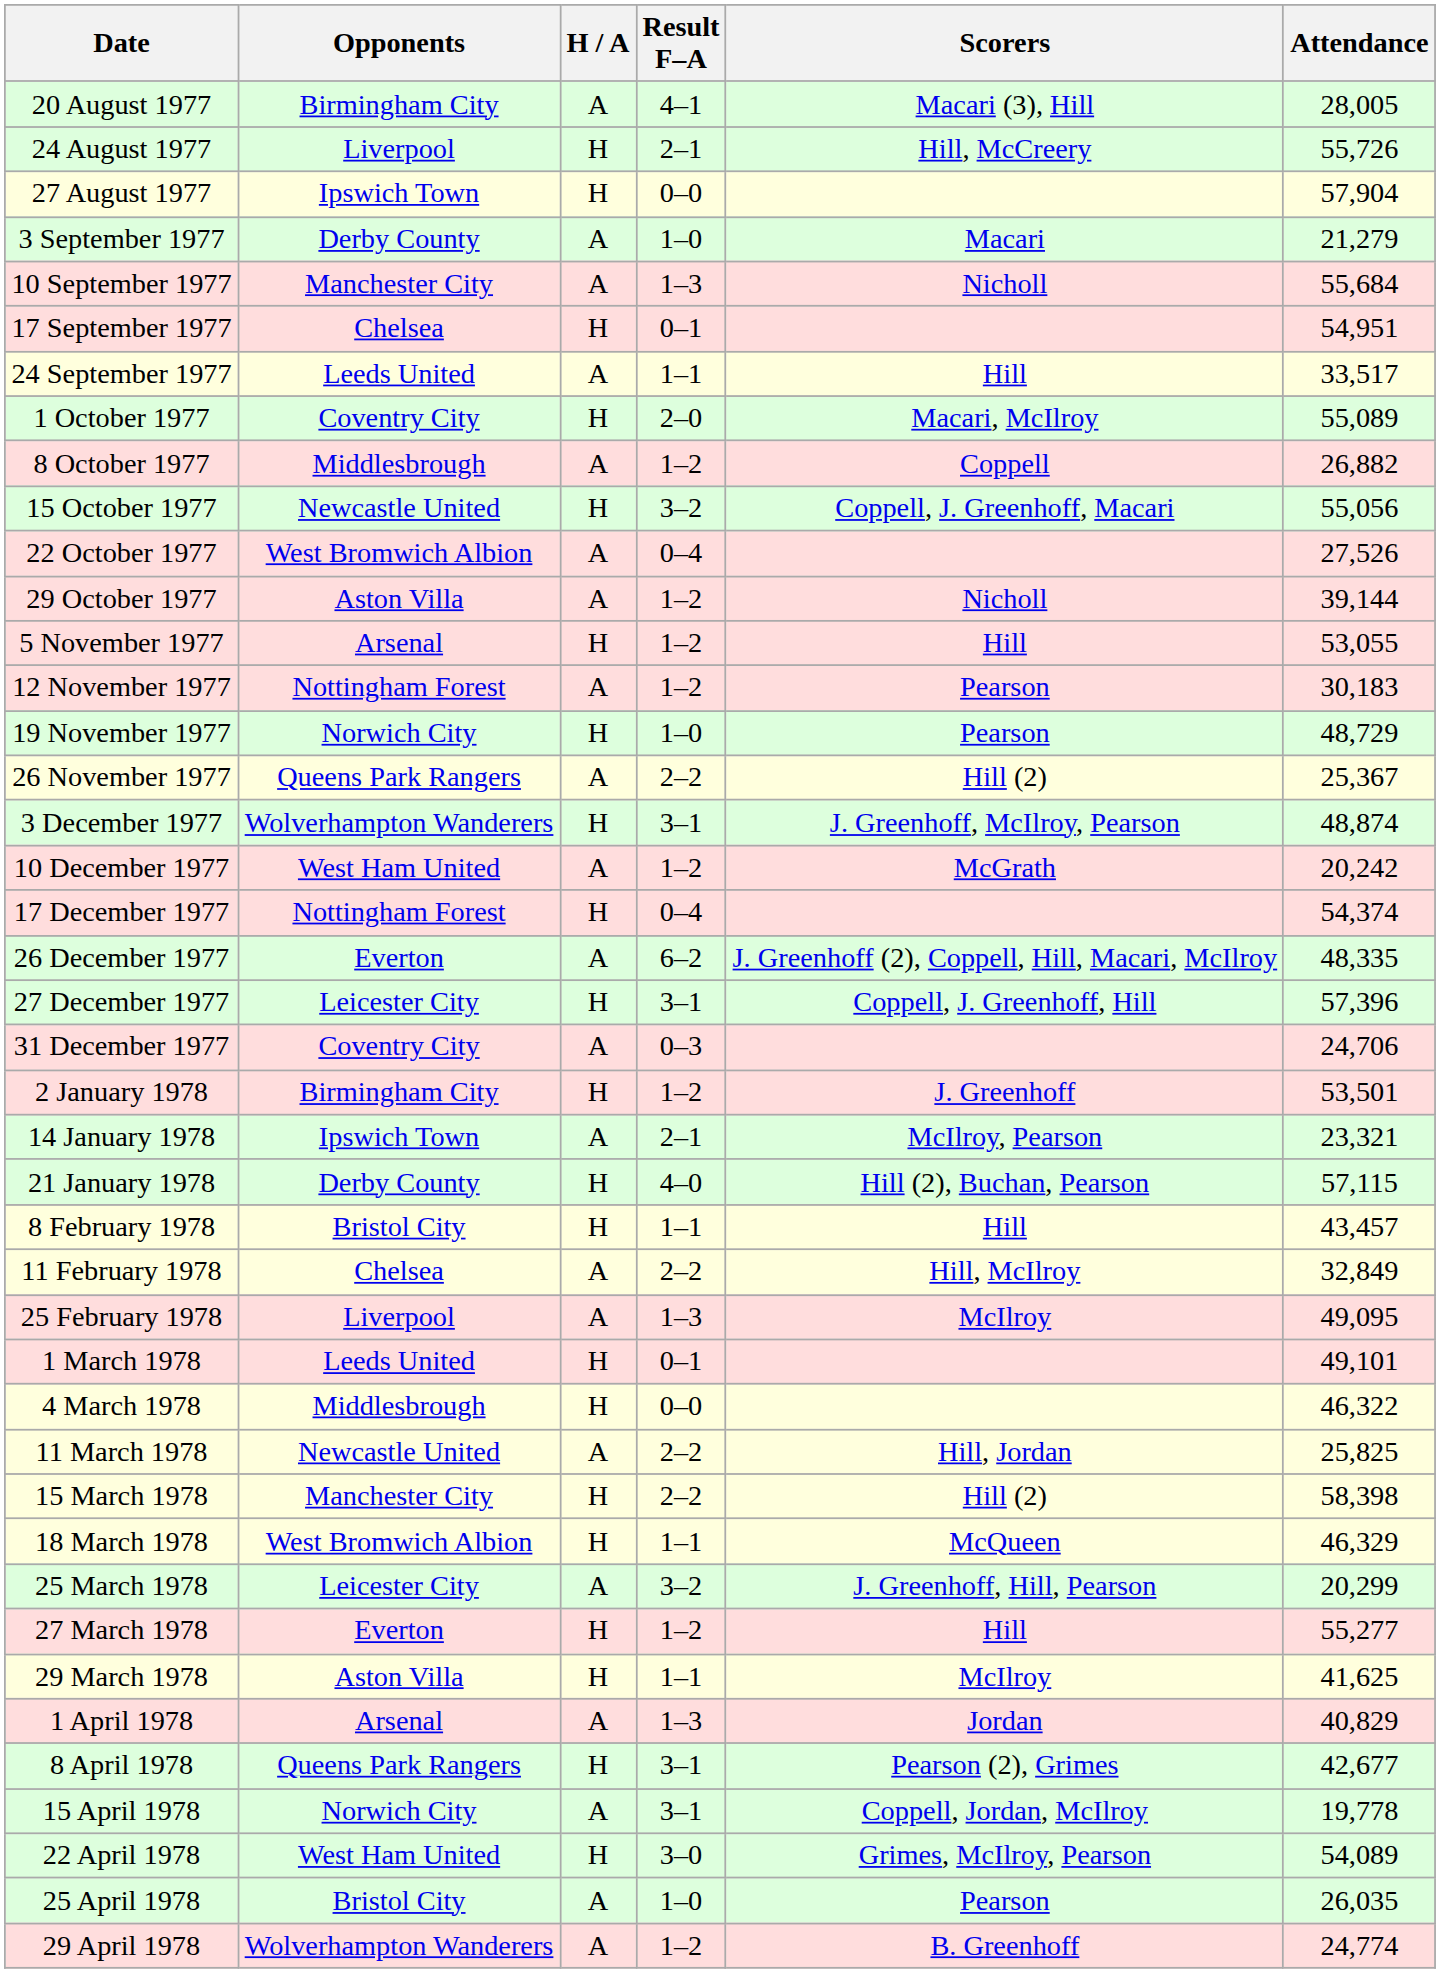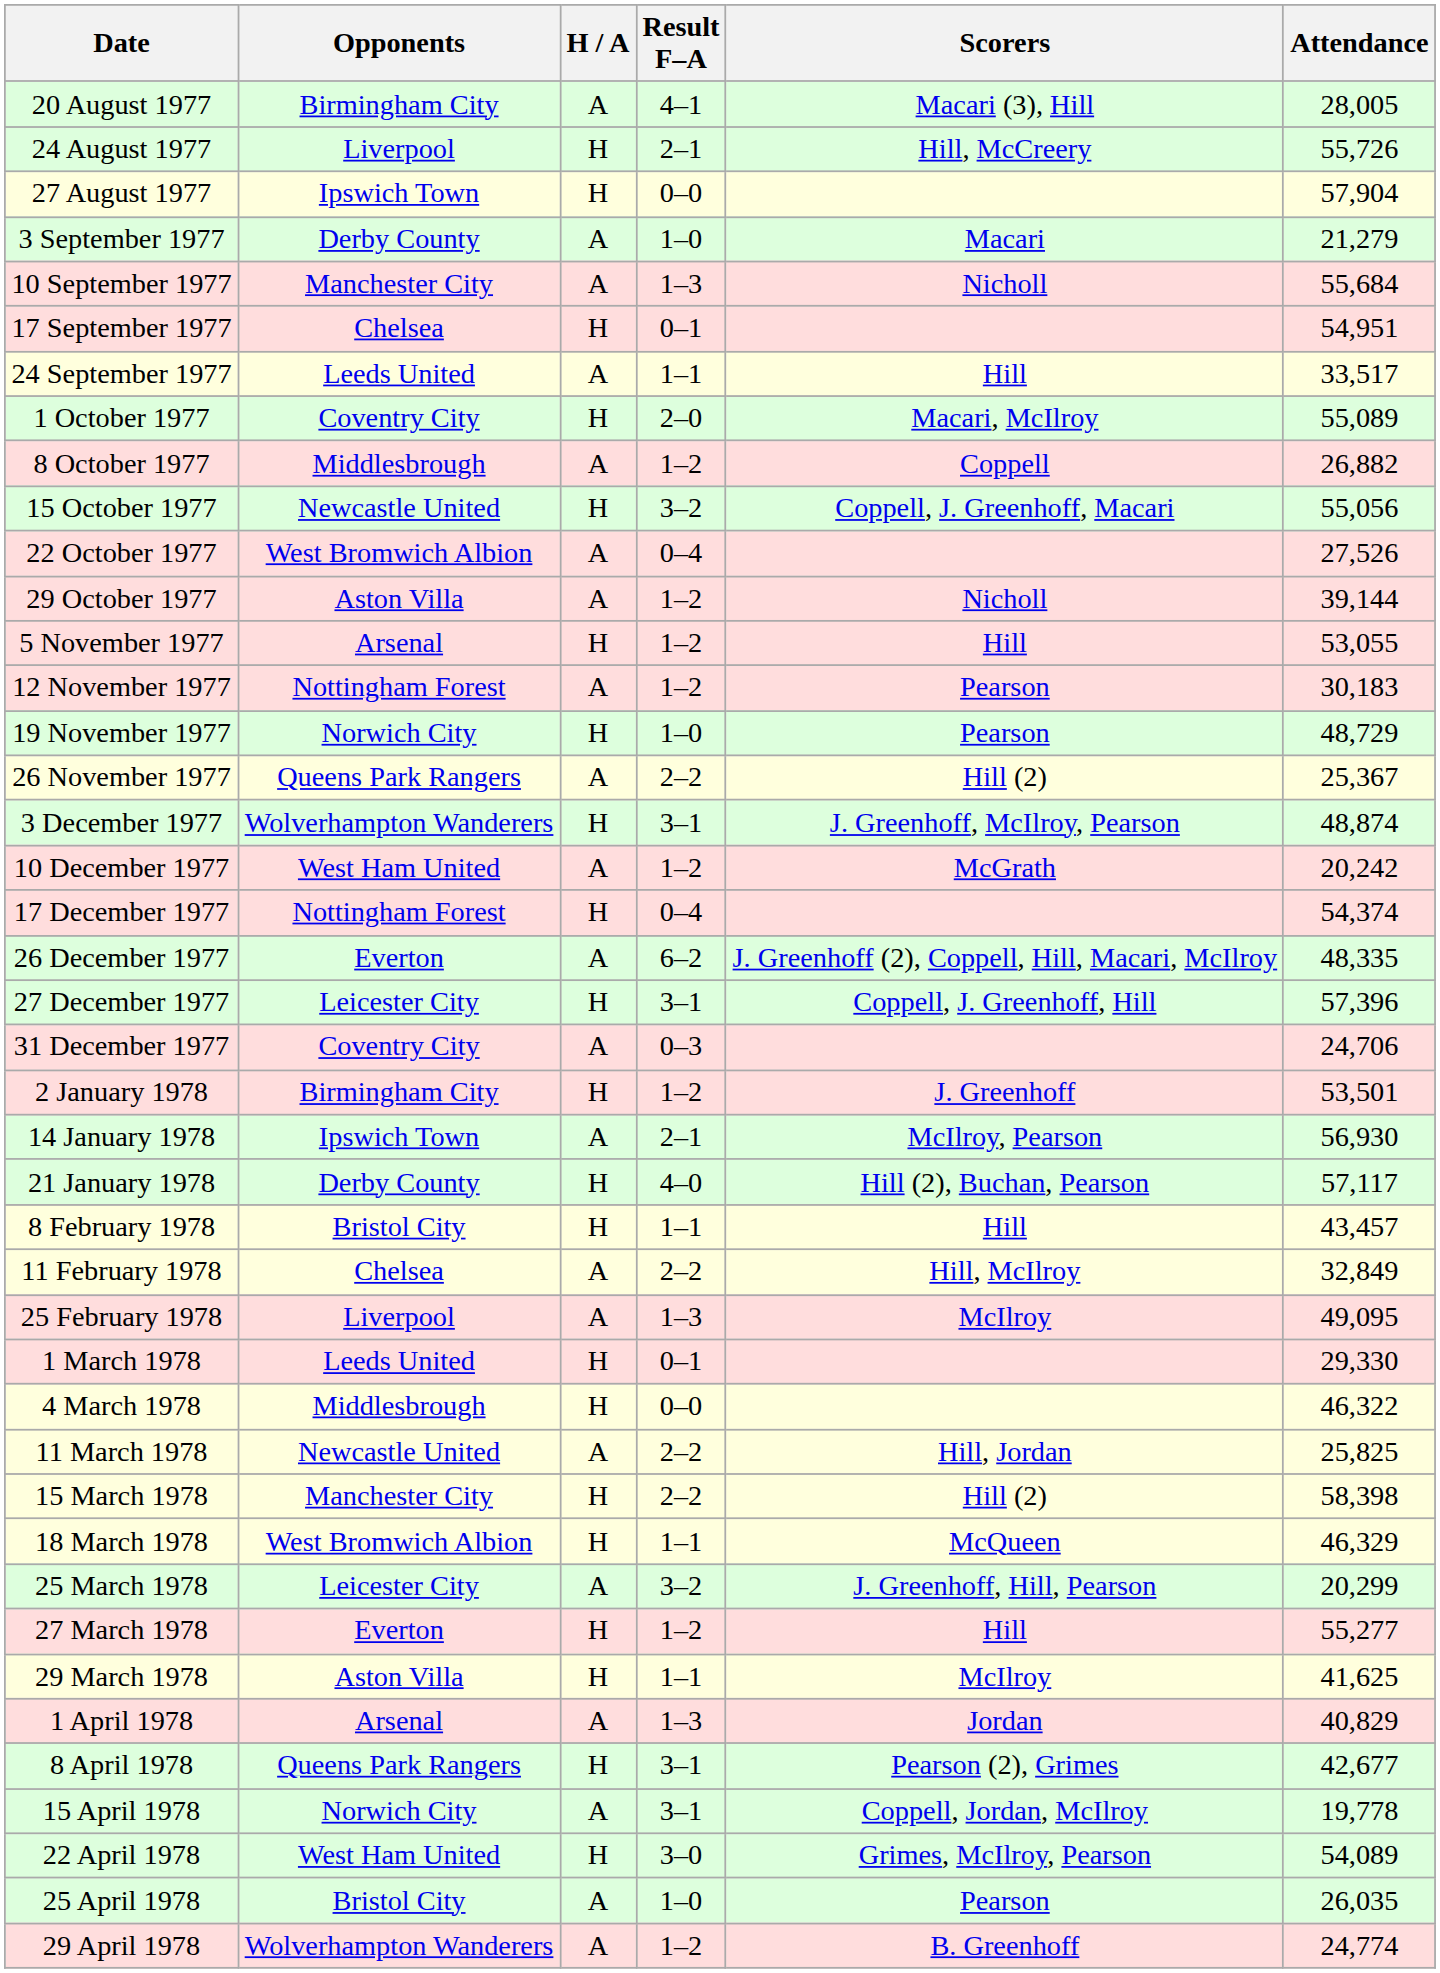(1359, 1136) 23,321 -> (1359, 1136) 56,930
(1359, 1181) 57,115 -> (1359, 1181) 57,117
(1359, 1361) 49,101 -> (1359, 1361) 29,330
